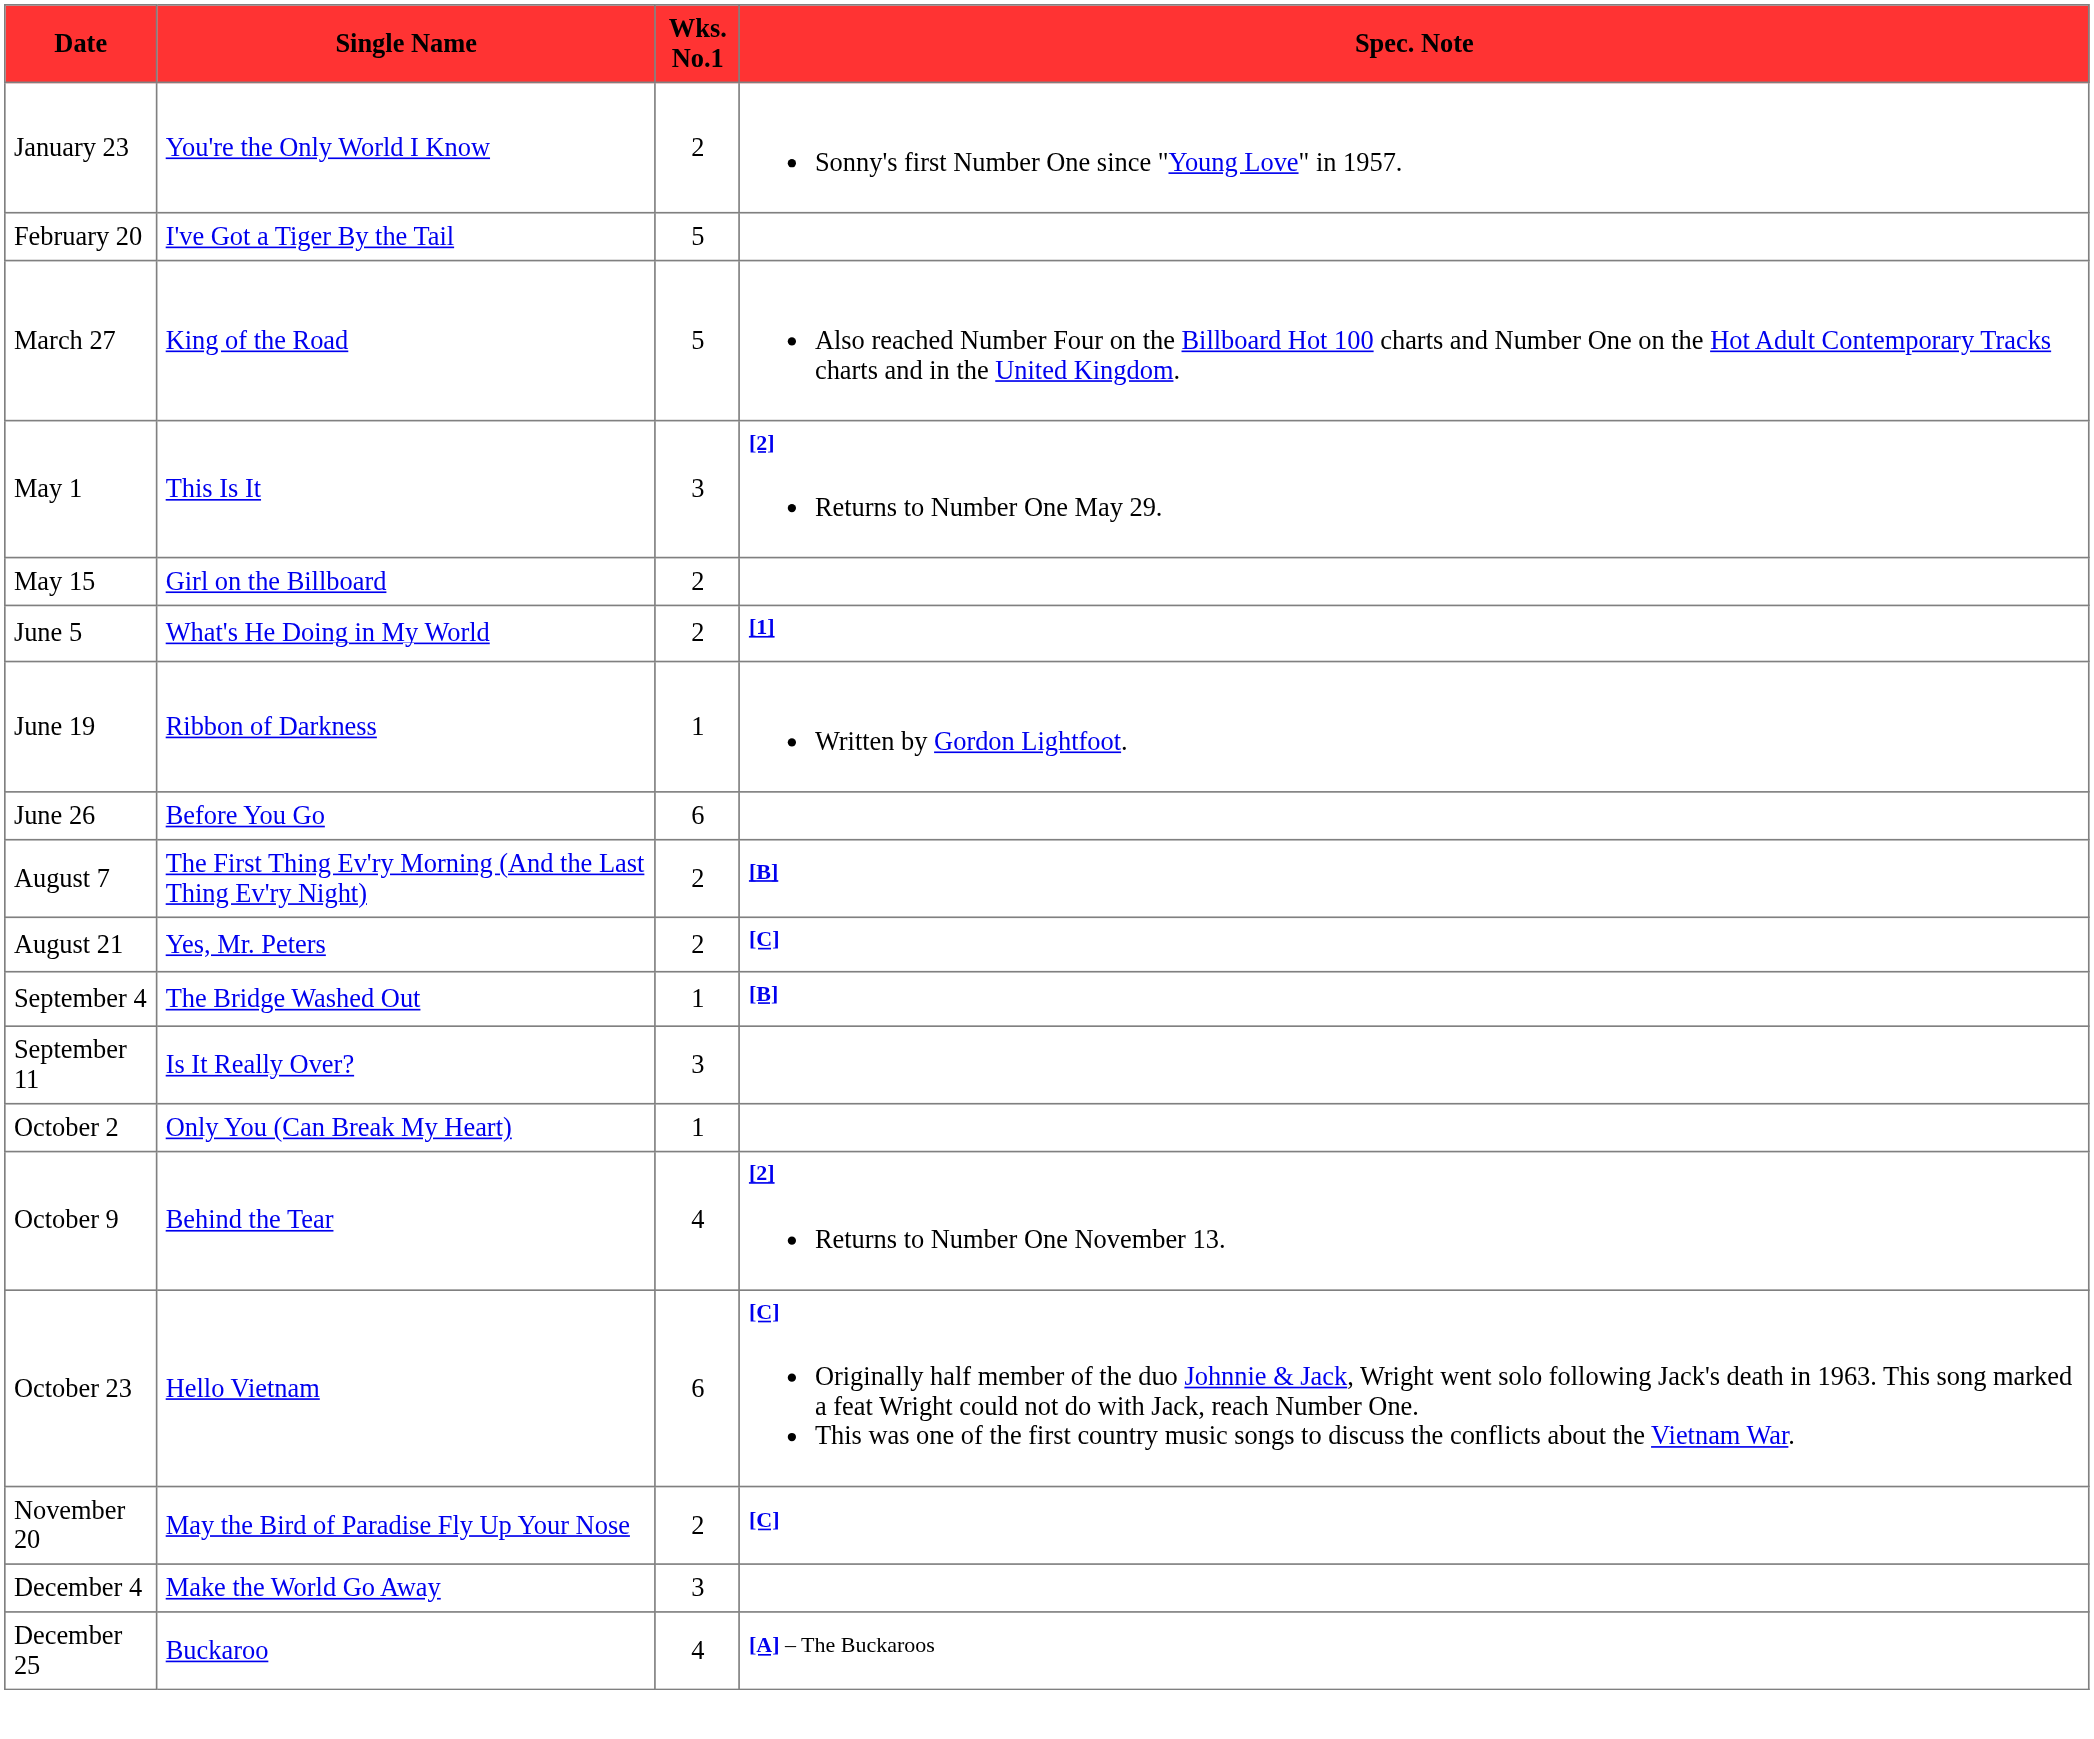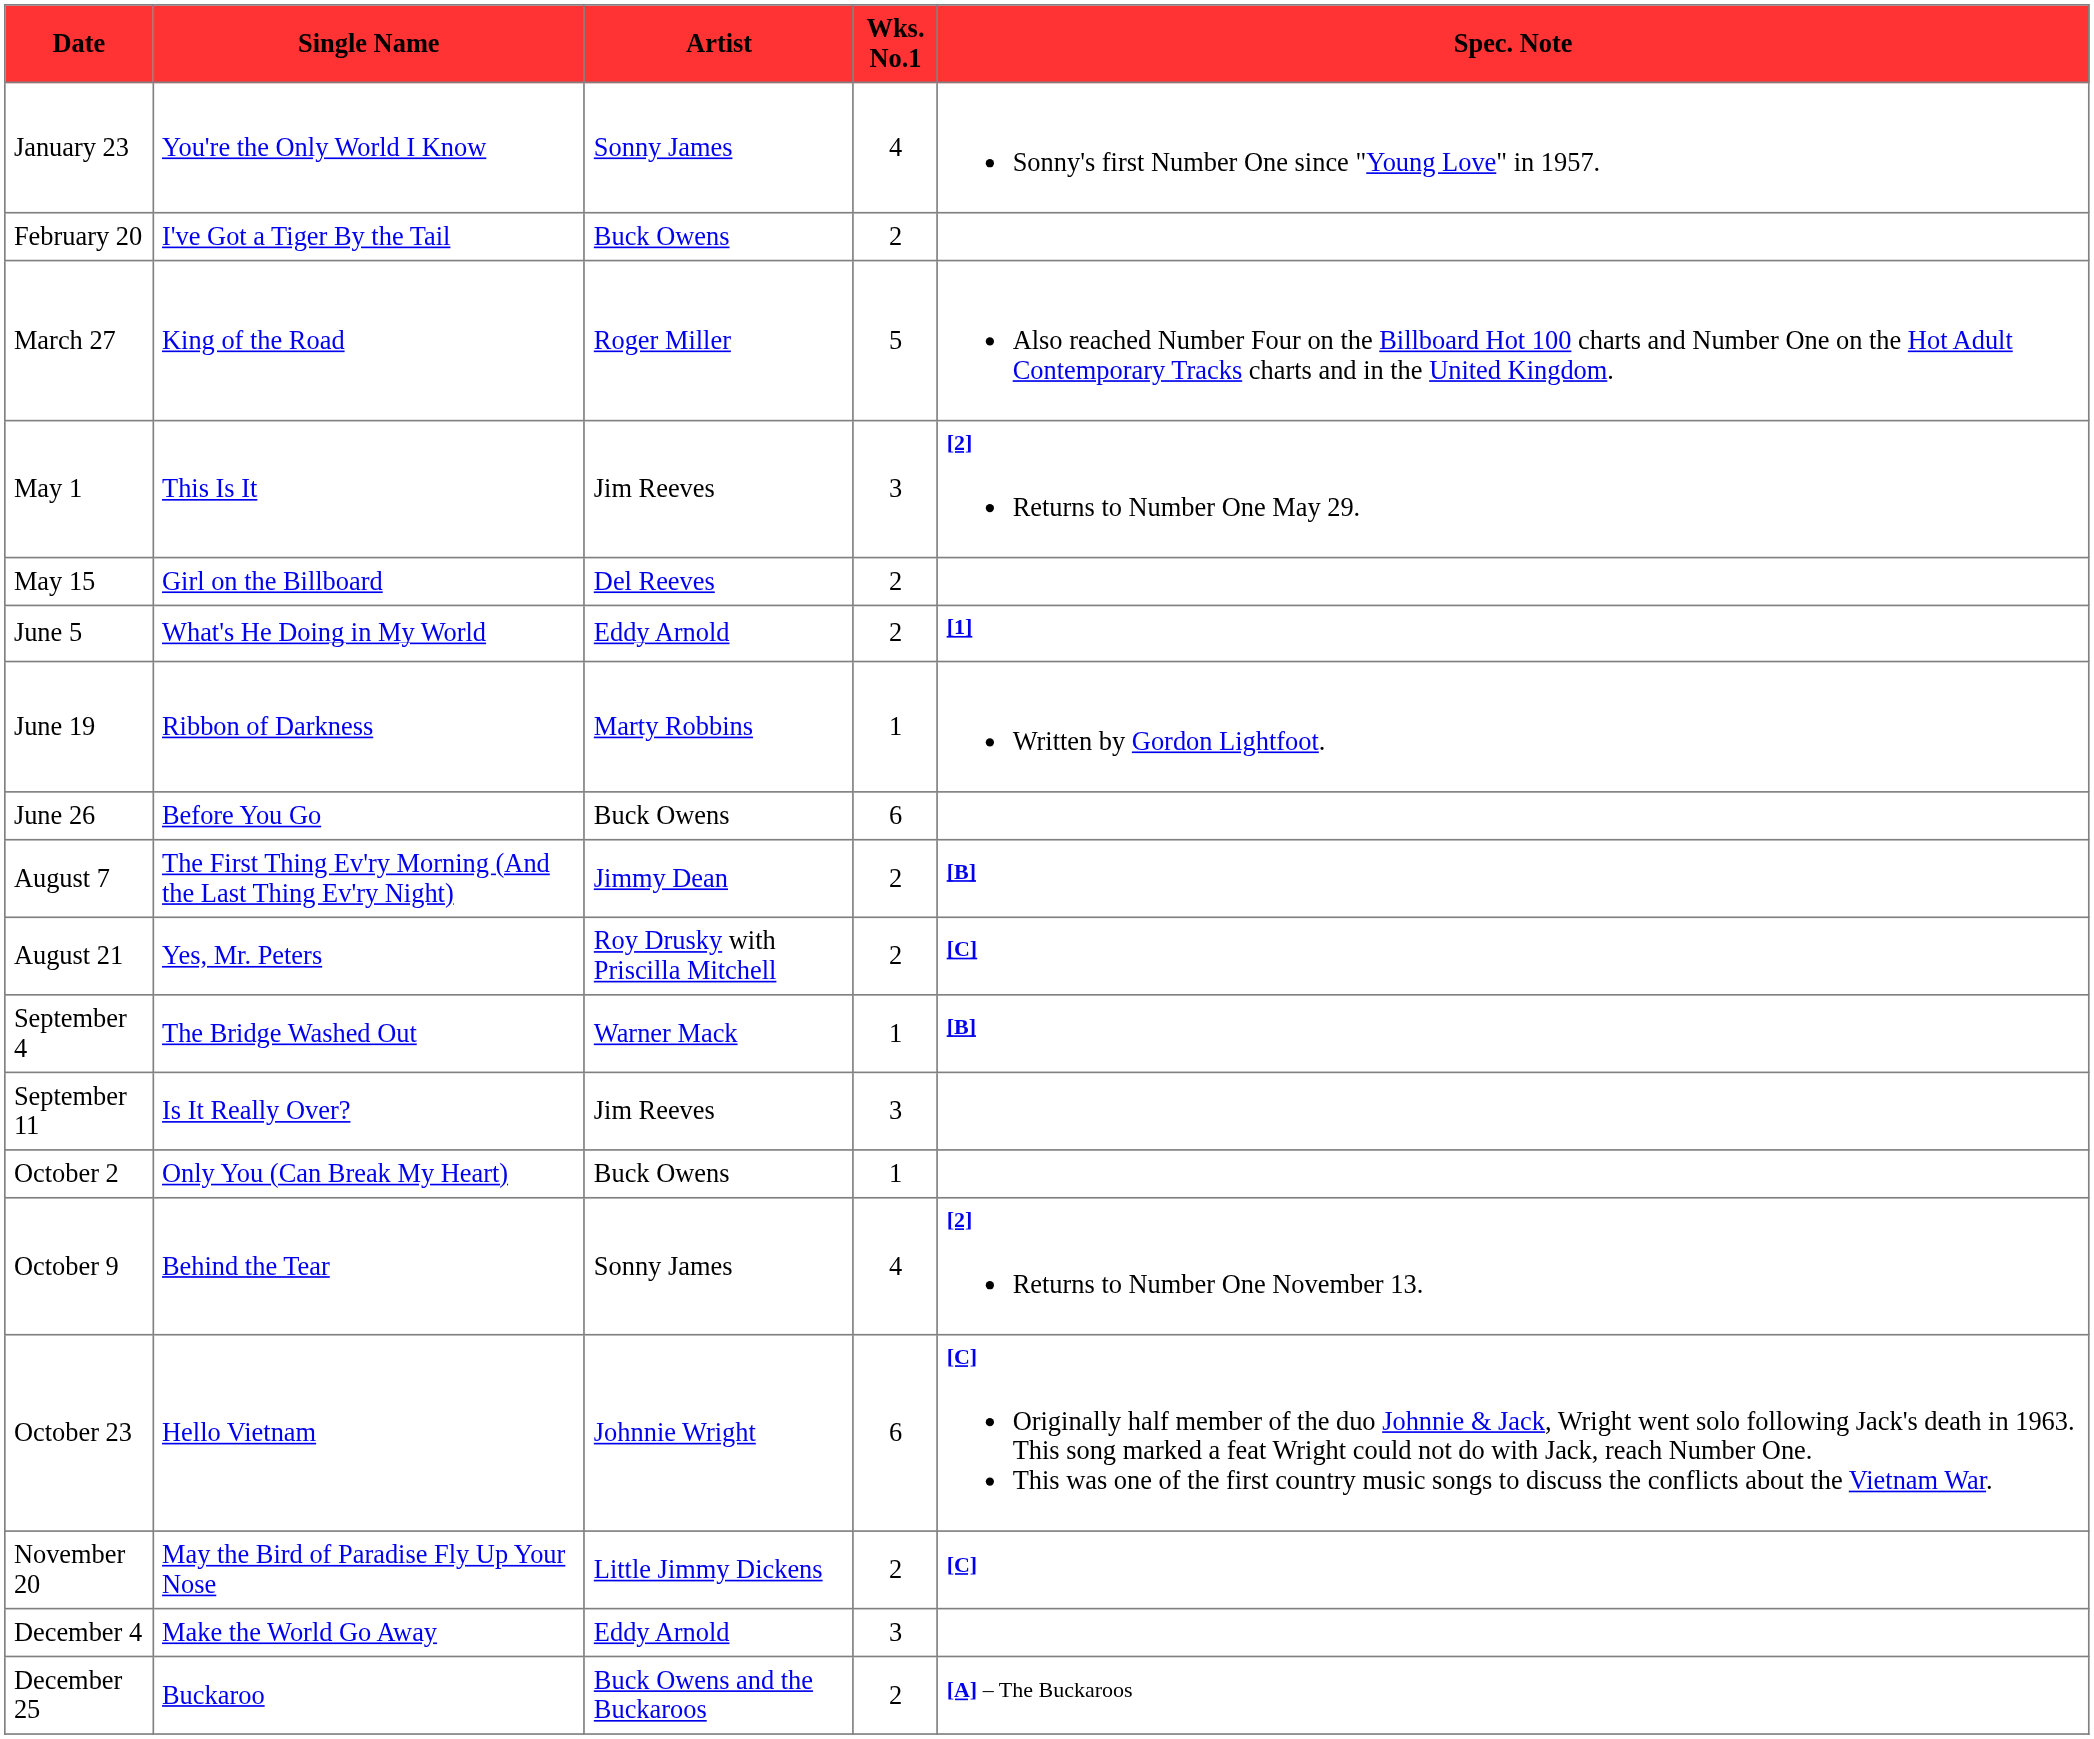+ column: (719, 43)
(698, 147) 2 -> (896, 147) 4
(698, 236) 5 -> (896, 236) 2
(698, 1650) 4 -> (896, 1695) 2
